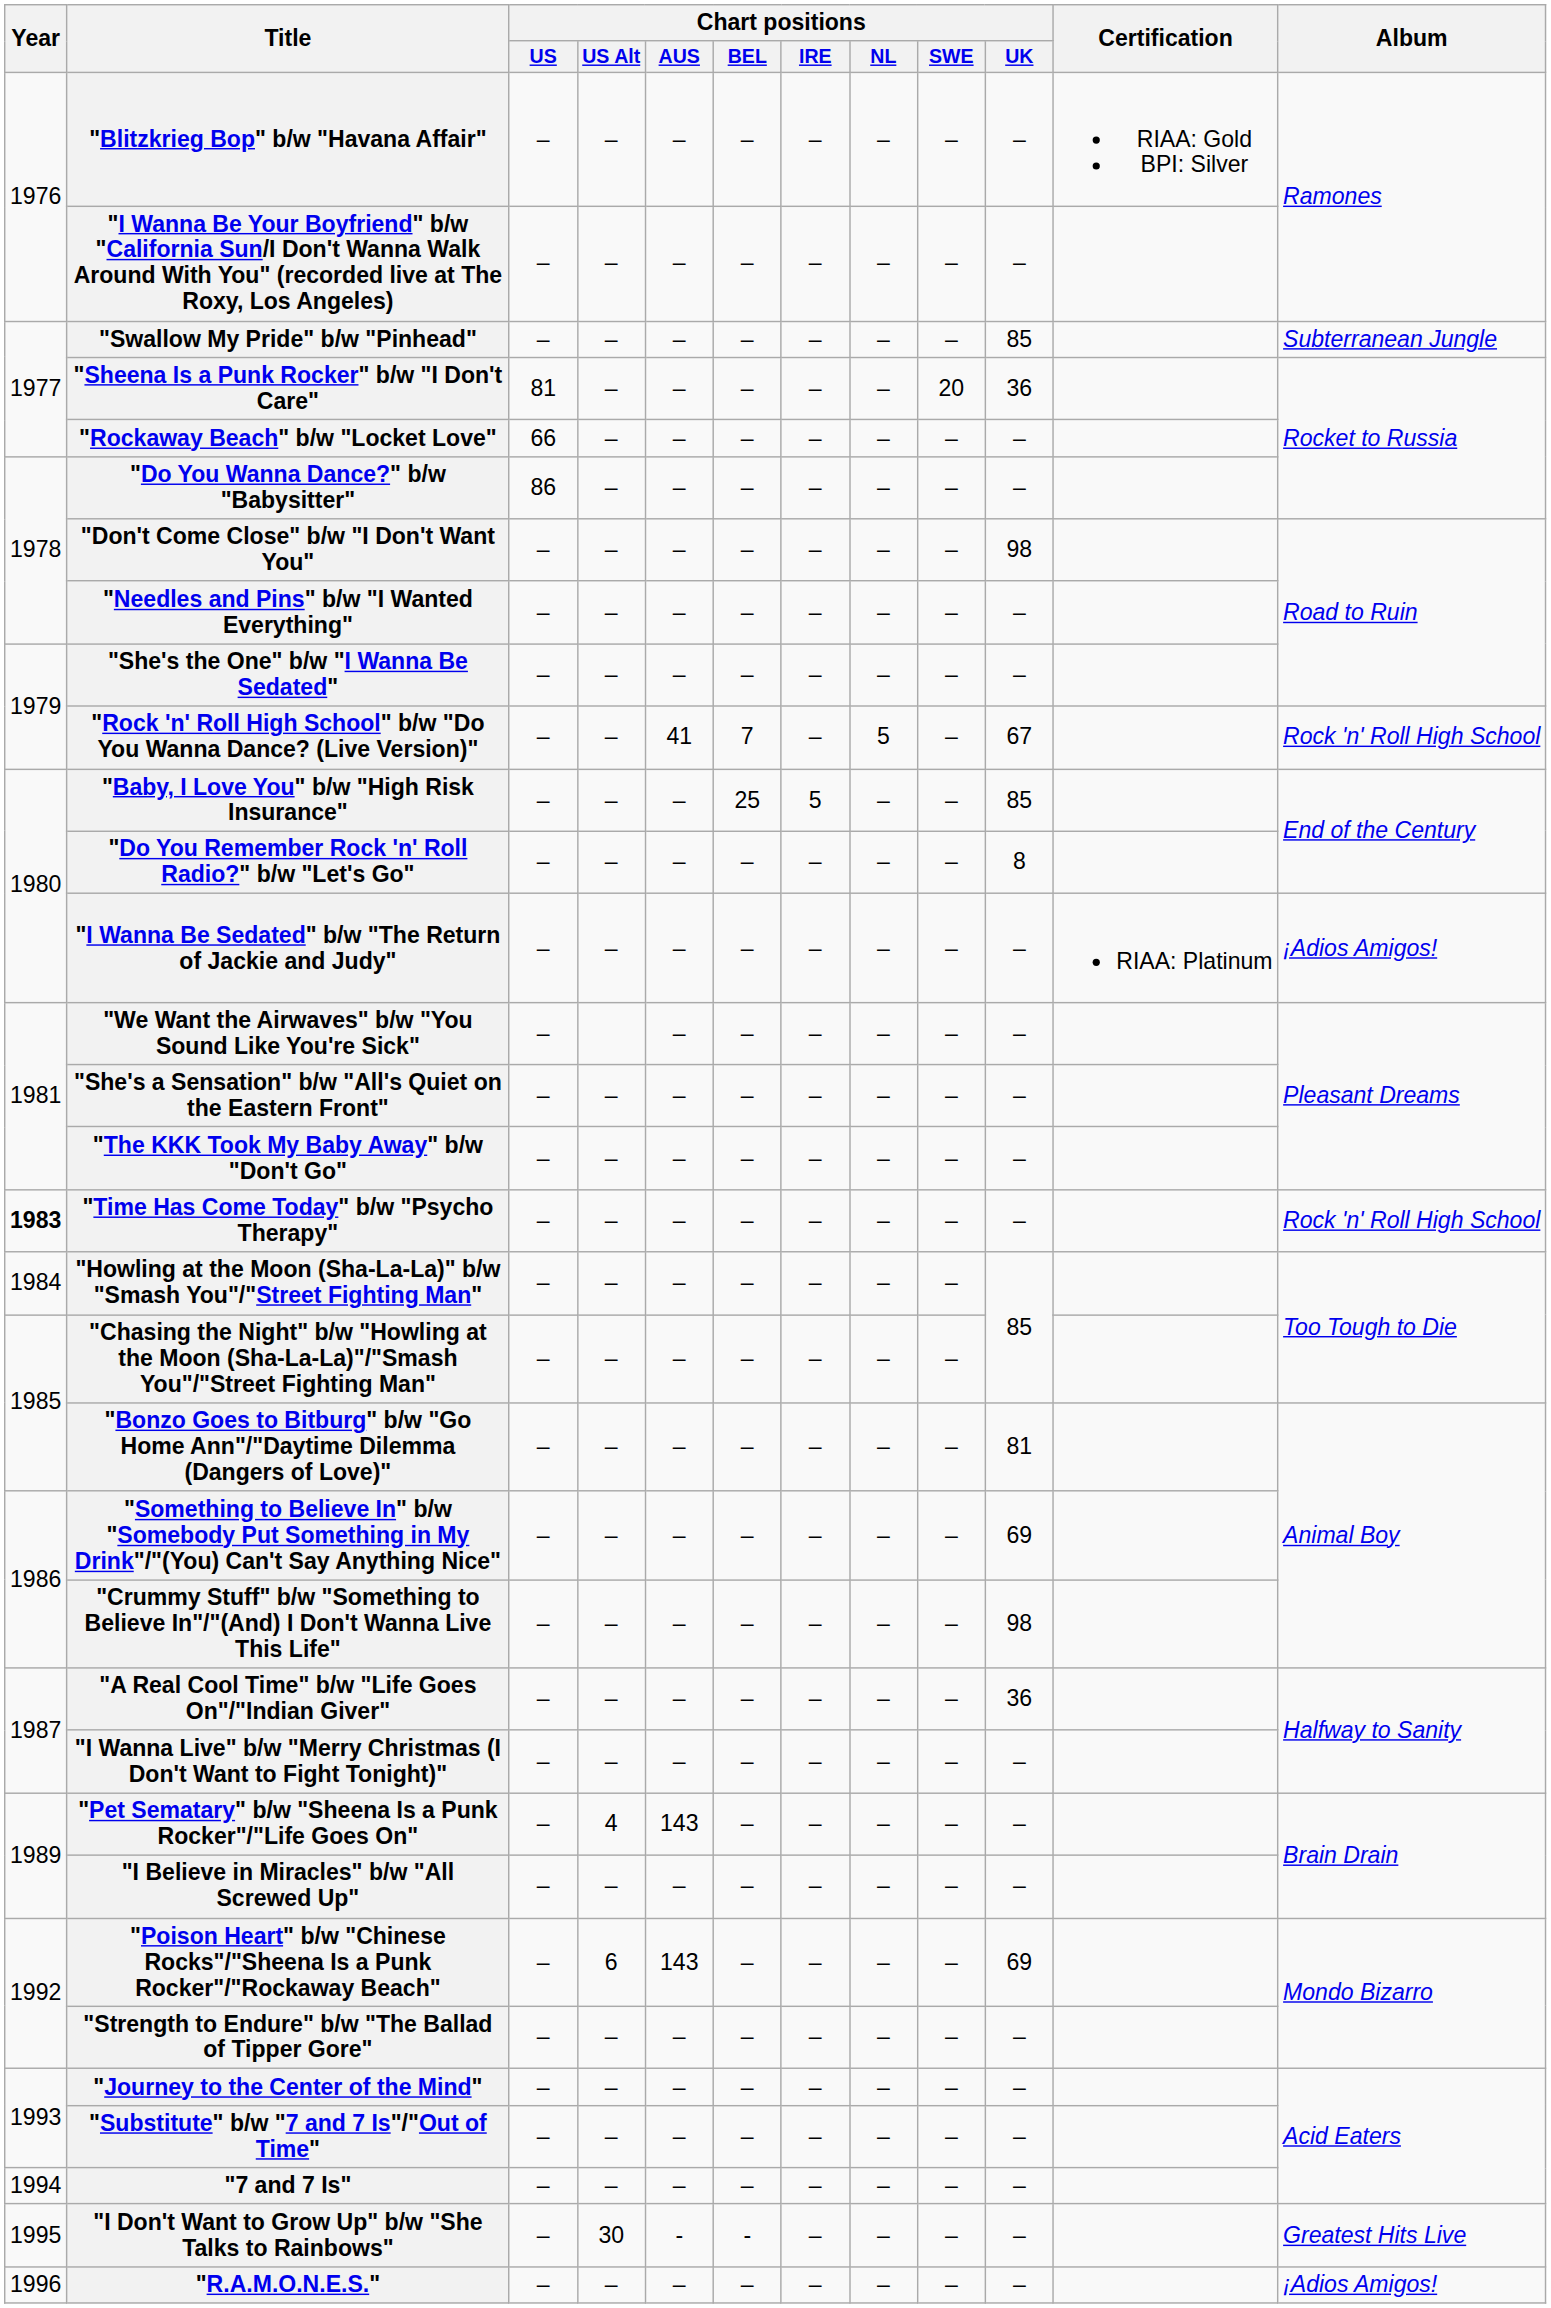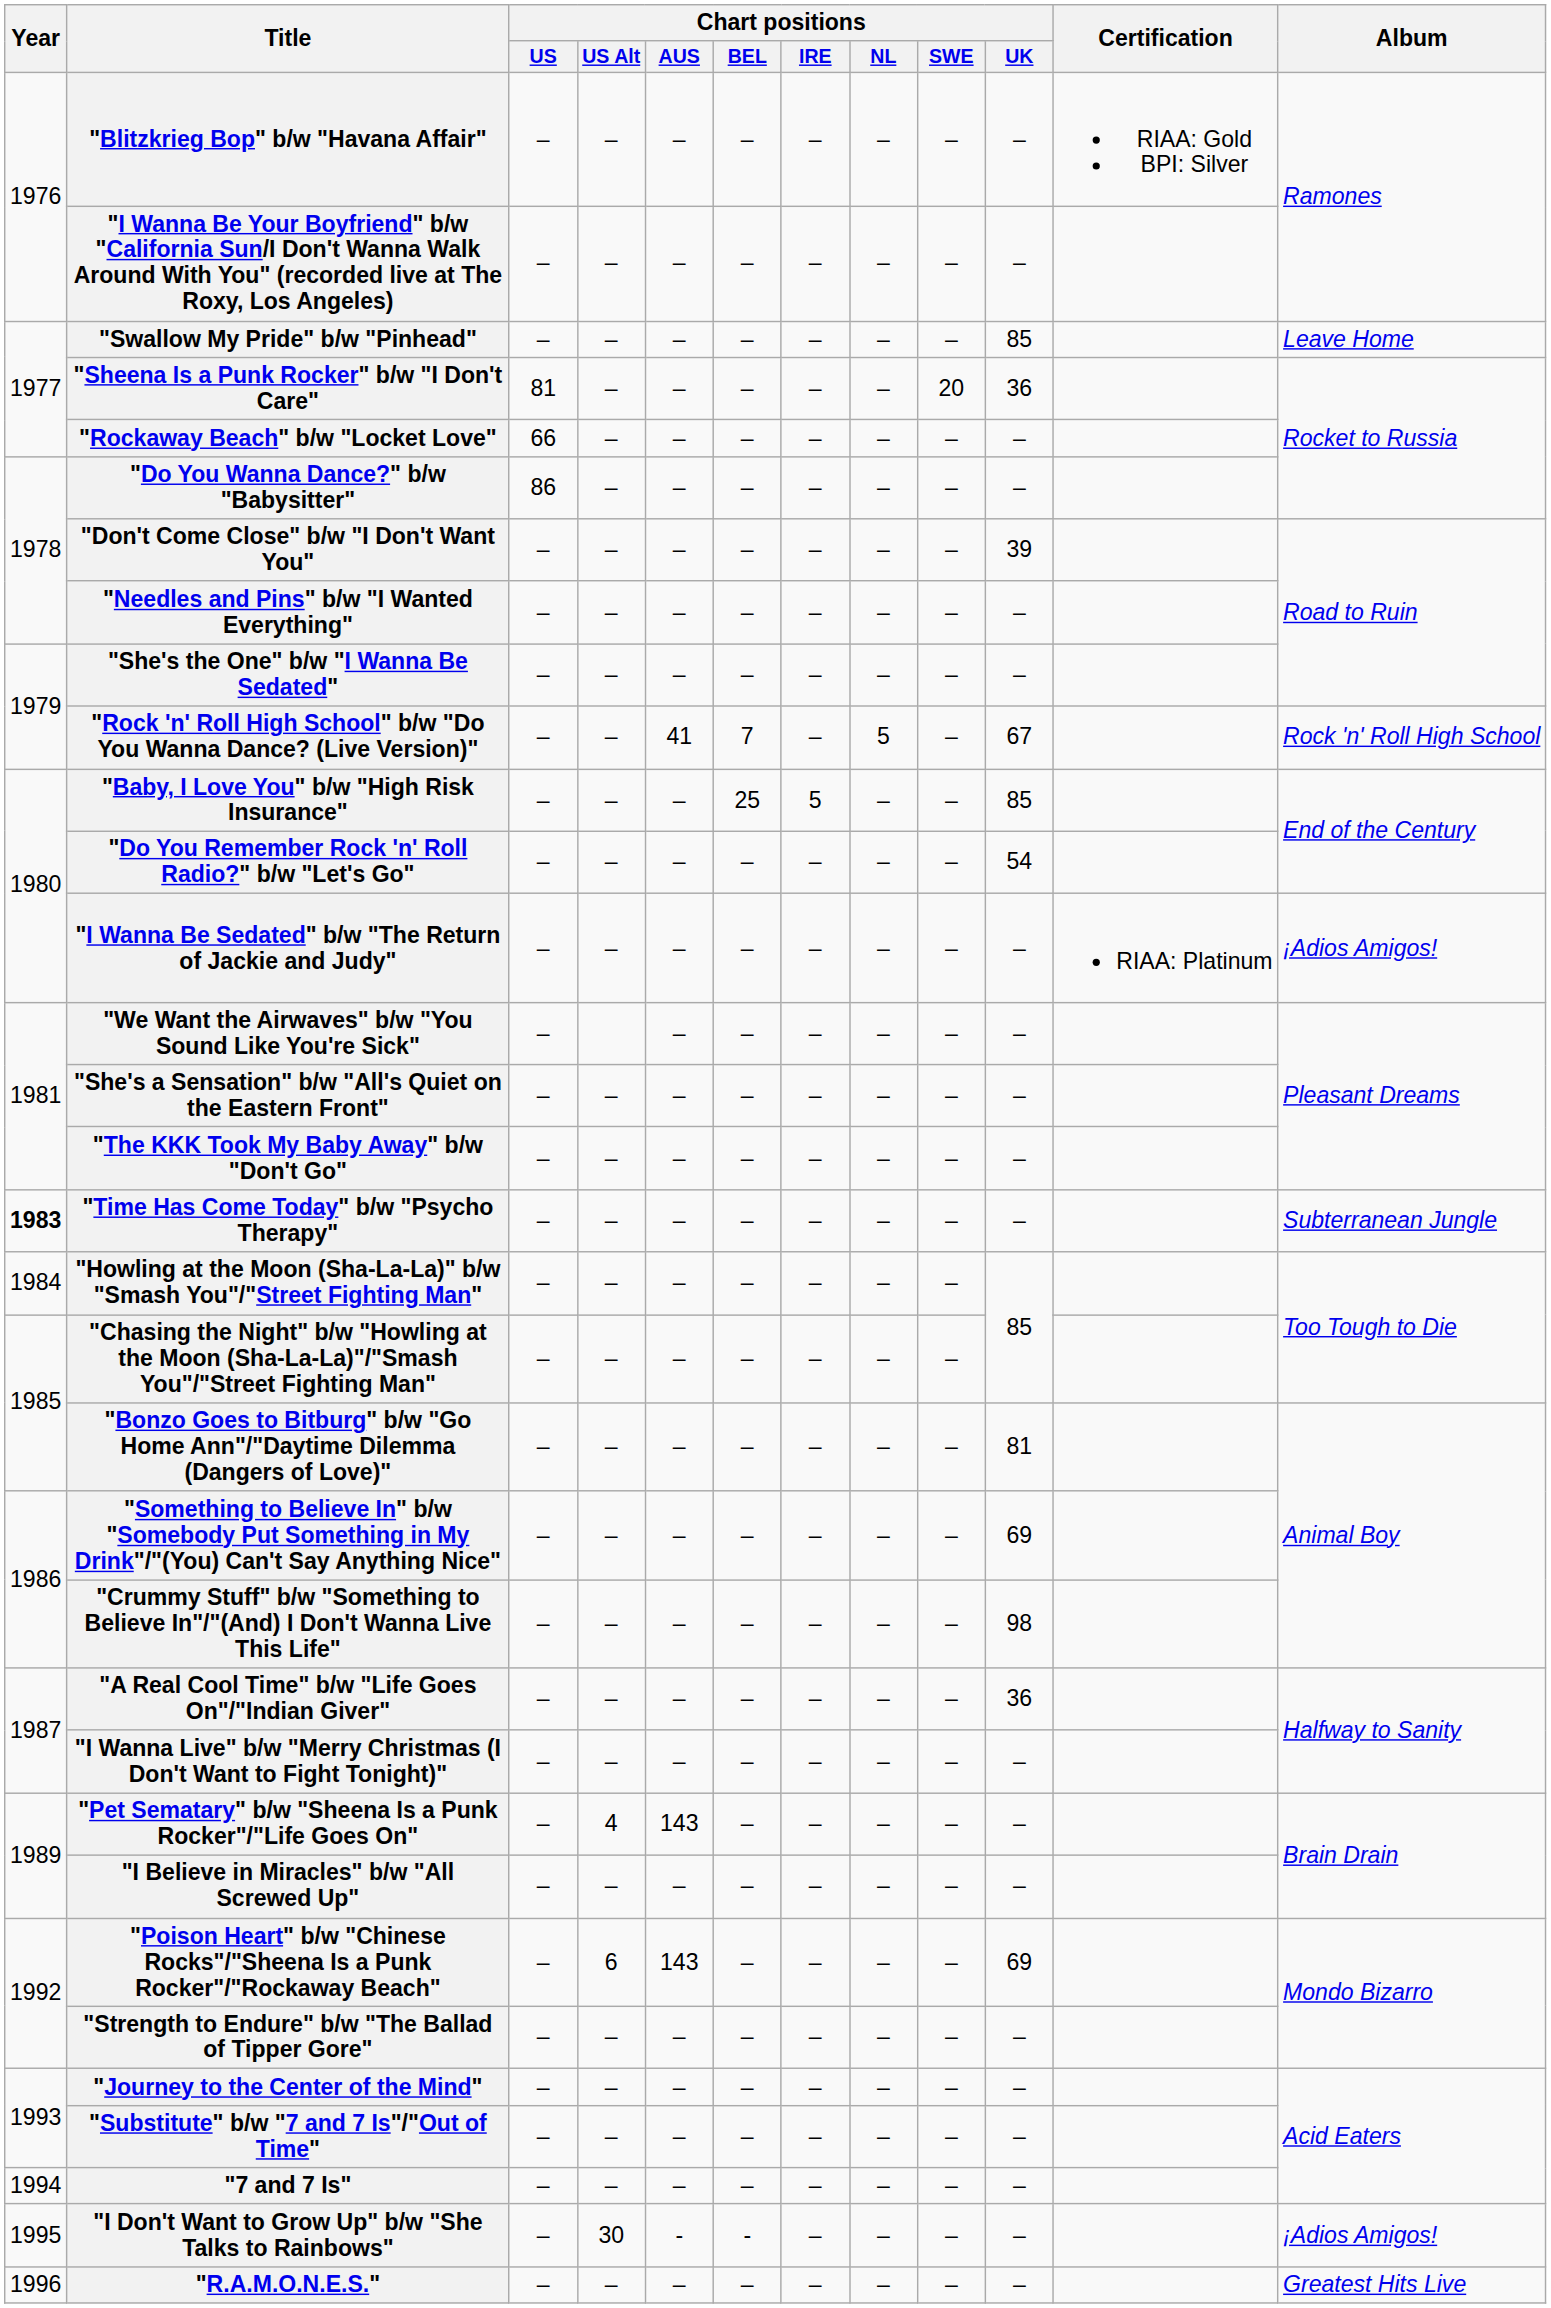(1390, 338) Subterranean Jungle -> (1348, 338) Leave Home
(1019, 549) 98 -> (1019, 549) 39
(1019, 862) 8 -> (1019, 862) 54
(1412, 1220) Rock 'n' Roll High School -> (1390, 1220) Subterranean Jungle
(1375, 2235) Greatest Hits Live -> (1360, 2235) ¡Adios Amigos!
(1360, 2284) ¡Adios Amigos! -> (1375, 2284) Greatest Hits Live
